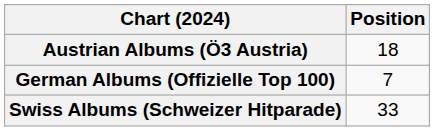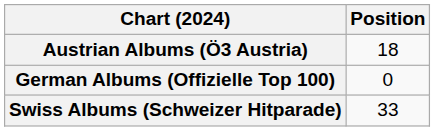(388, 79) 7 -> (388, 79) 0
